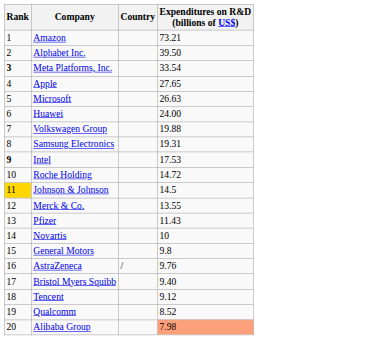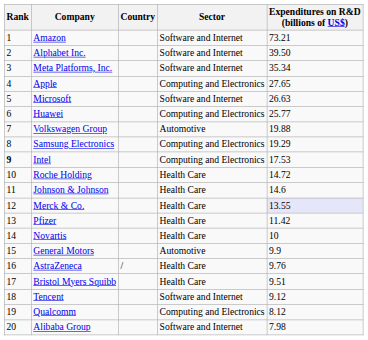+ column: (212, 17)
(9, 68) bold -> (9, 68) normal
(170, 68) 33.54 -> (280, 68) 35.34
(170, 114) 24.00 -> (280, 114) 25.77
(170, 144) 19.31 -> (280, 144) 19.29
(11, 190) gold background -> (11, 190) no background
(168, 190) 14.5 -> (277, 190) 14.6
(170, 205) no background -> (280, 205) lavender background
(170, 220) 11.43 -> (280, 220) 11.42
(166, 251) 9.8 -> (275, 251) 9.9
(168, 281) 9.40 -> (277, 281) 9.51
(168, 312) 8.52 -> (277, 312) 8.12
(168, 327) lightsalmon background -> (277, 327) no background
